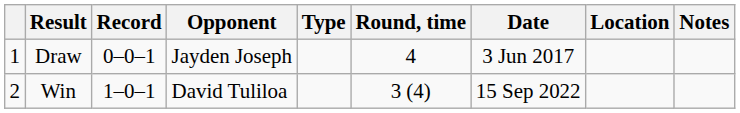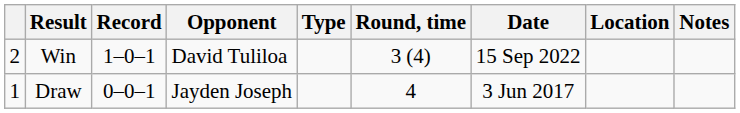rows swapped: (58, 91) <-> (58, 56)
